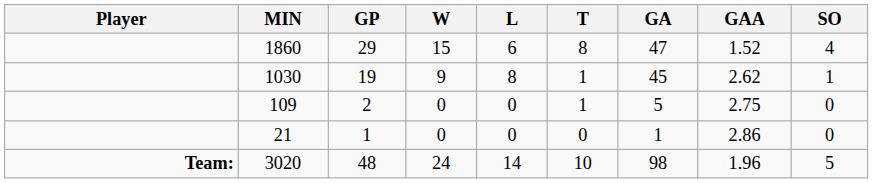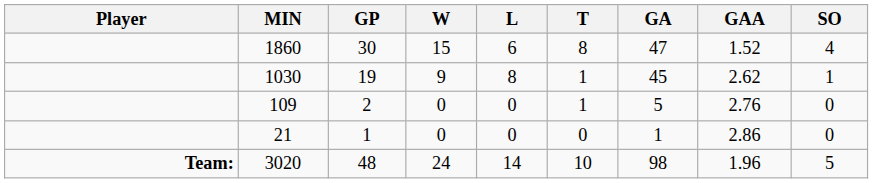(367, 47) 29 -> (367, 47) 30
(745, 105) 2.75 -> (745, 105) 2.76
